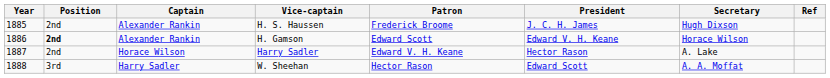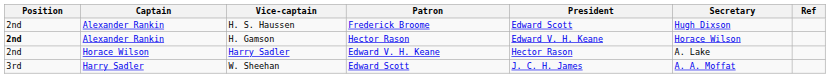- column: (24, 11)
(562, 25) J. C. H. James -> (542, 25) Edward Scott
(402, 39) Edward Scott -> (379, 39) Hector Rason
(402, 66) Hector Rason -> (379, 66) Edward Scott
(557, 66) Edward Scott -> (547, 66) J. C. H. James
